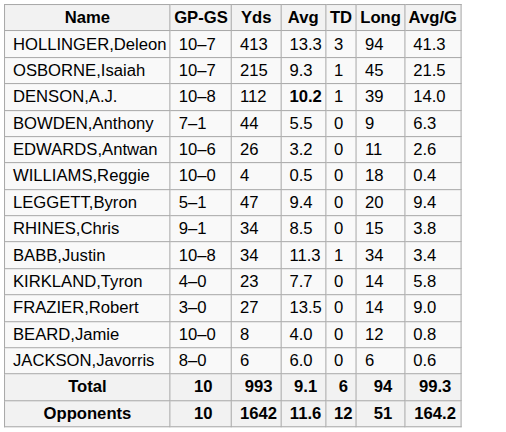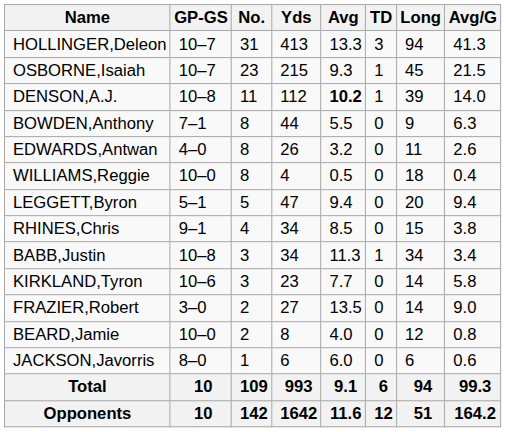+ column: (252, 17)
(195, 149) 10–6 -> (190, 149) 4–0
(190, 281) 4–0 -> (195, 281) 10–6
